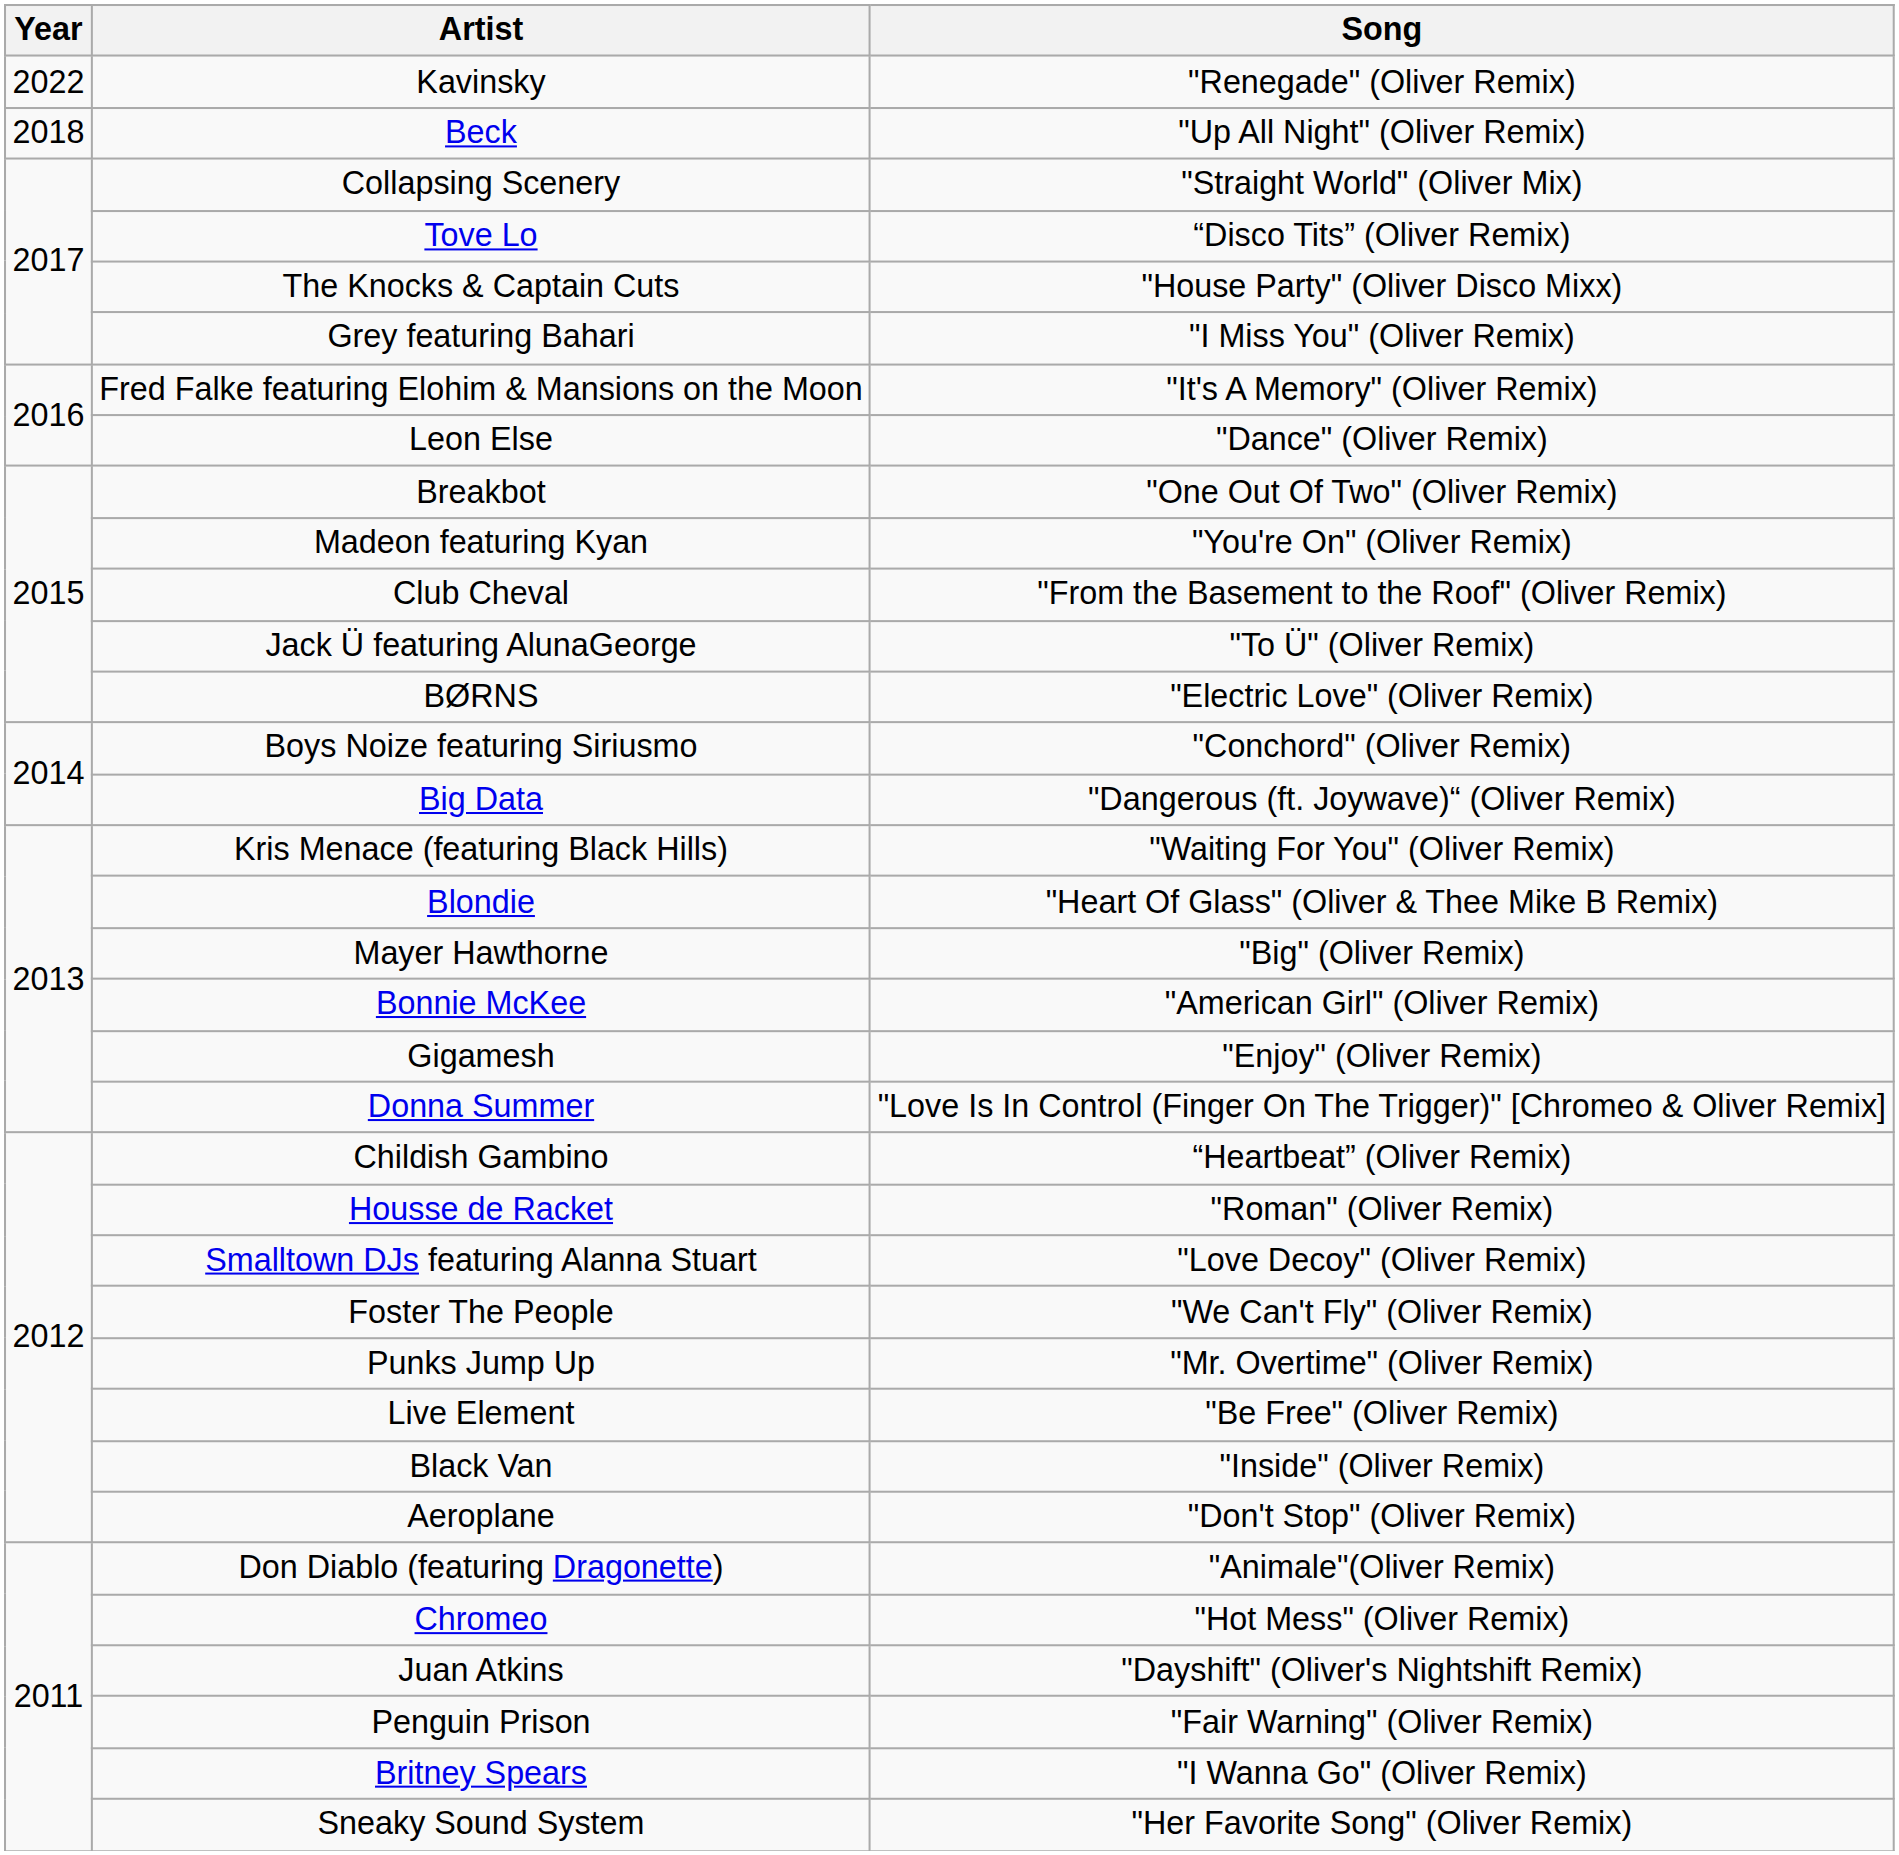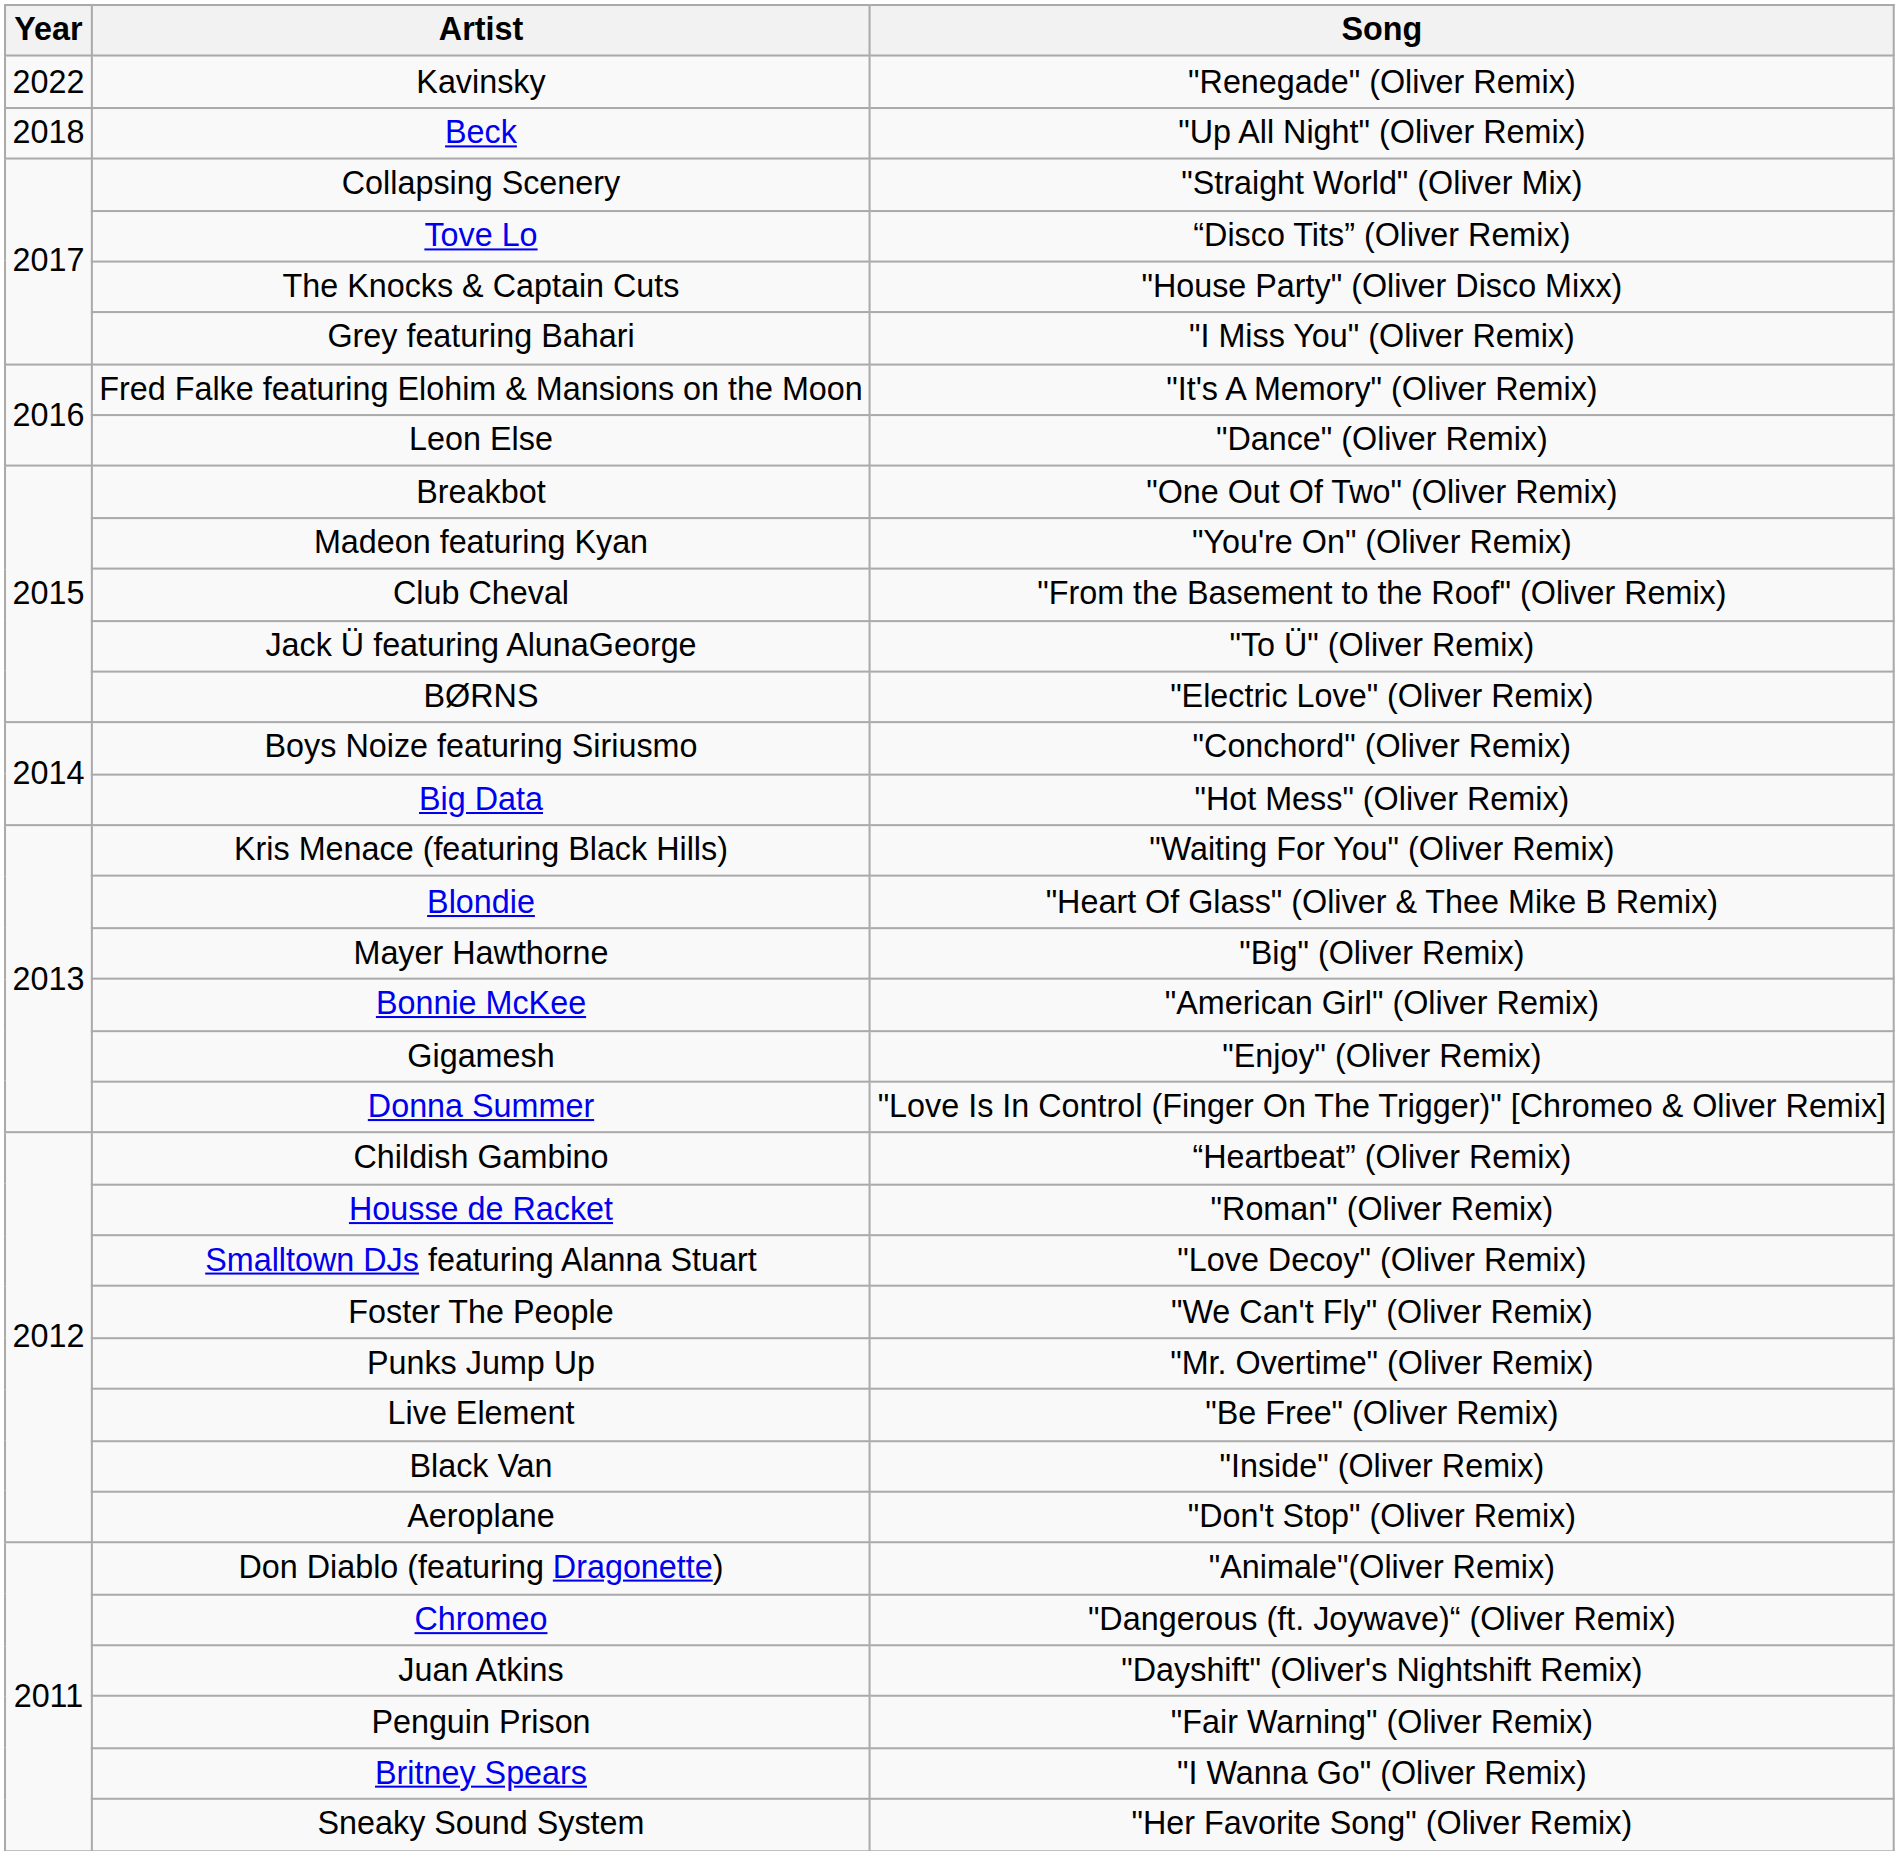(1382, 798) "Dangerous (ft. Joywave)“ (Oliver Remix) -> (1382, 798) "Hot Mess" (Oliver Remix)
(1382, 1619) "Hot Mess" (Oliver Remix) -> (1382, 1619) "Dangerous (ft. Joywave)“ (Oliver Remix)
